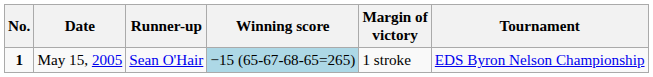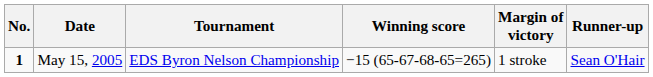columns swapped: (540, 26) <-> (166, 26)
(283, 60) lightblue background -> (419, 60) no background
